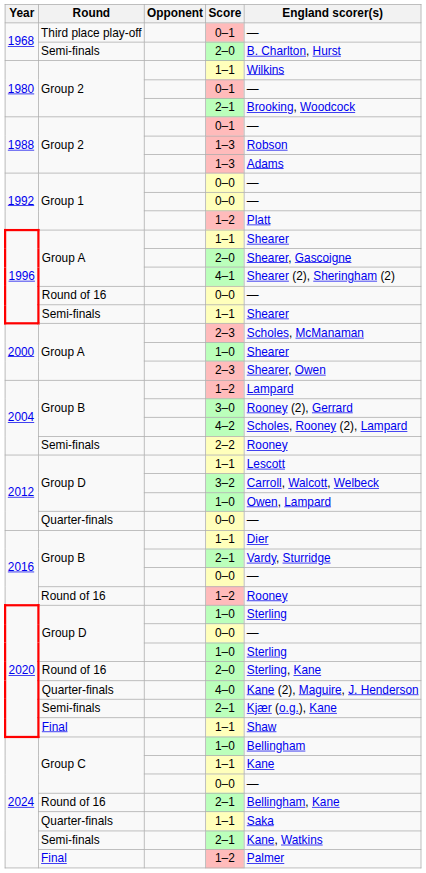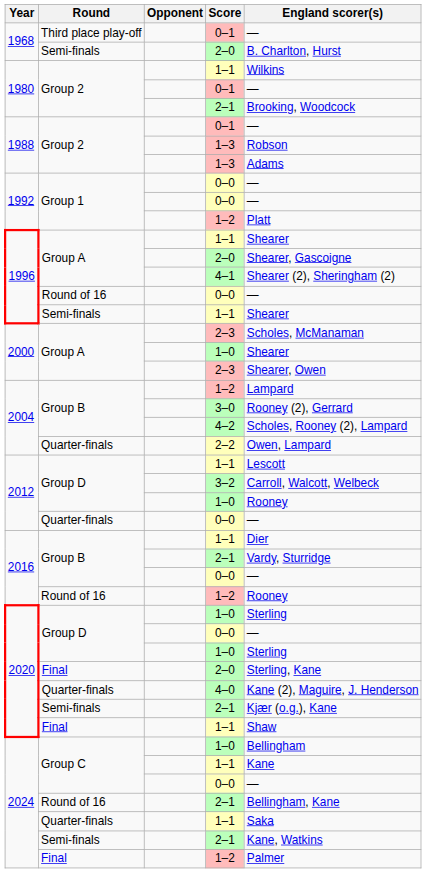(70, 445) Semi-finals -> (77, 445) Quarter-finals
(267, 445) Rooney -> (289, 445) Owen, Lampard
(289, 502) Owen, Lampard -> (267, 502) Rooney
(74, 671) Round of 16 -> (55, 671) Final
